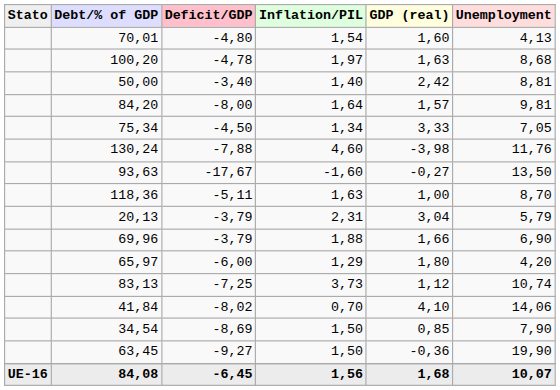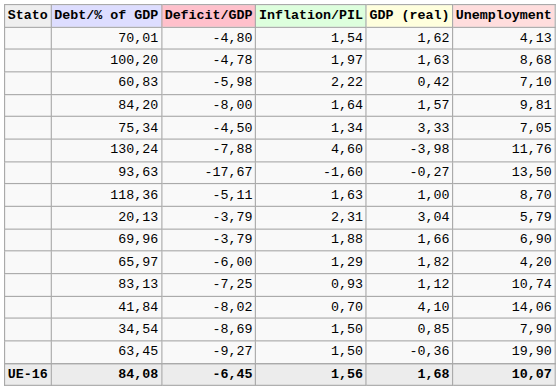(433, 38) 1,60 -> (433, 38) 1,62
+ row: (138, 83)
- row: (138, 83)
(433, 262) 1,80 -> (433, 262) 1,82
(347, 284) 3,73 -> (347, 284) 0,93
